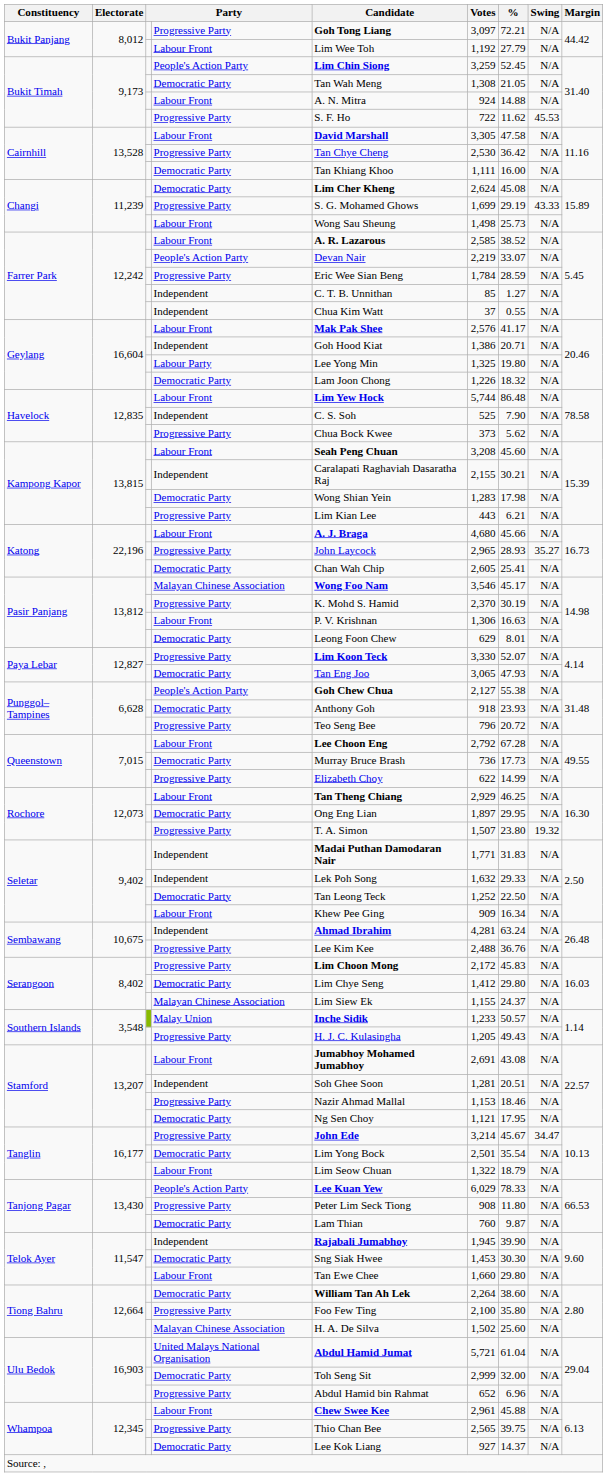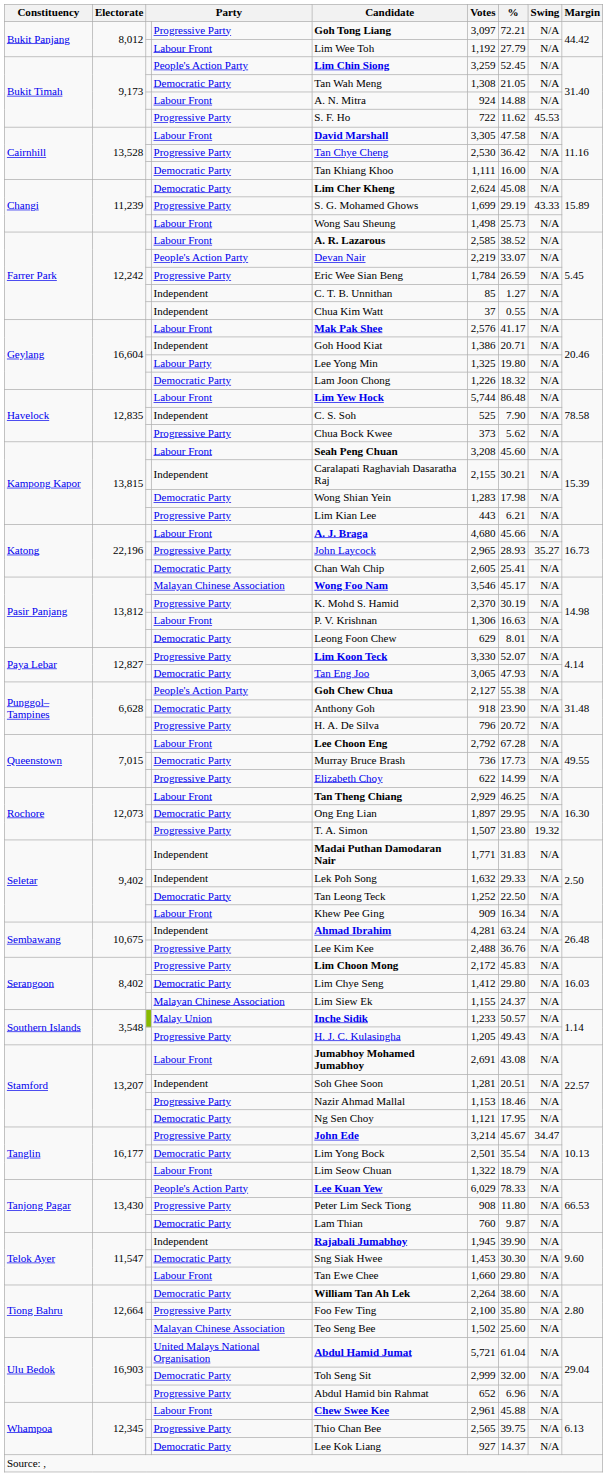(513, 275) 28.59 -> (513, 275) 26.59
(513, 708) 23.93 -> (513, 708) 23.90
(345, 726) Teo Seng Bee -> (347, 726) H. A. De Silva
(347, 1328) H. A. De Silva -> (345, 1328) Teo Seng Bee
